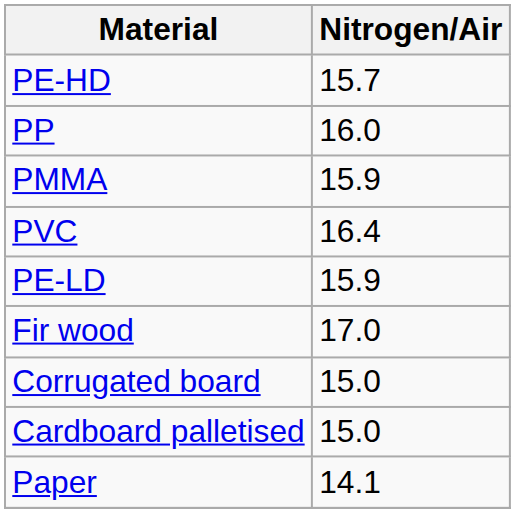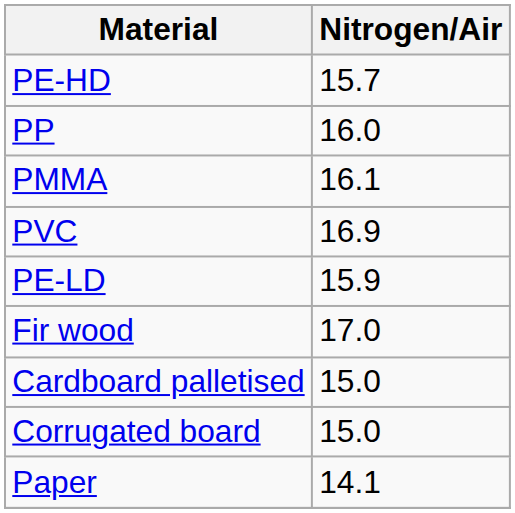(350, 180) 15.9 -> (350, 180) 16.1
(350, 230) 16.4 -> (350, 230) 16.9
rows swapped: (136, 381) <-> (158, 431)
